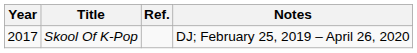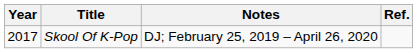columns swapped: (293, 15) <-> (157, 15)
